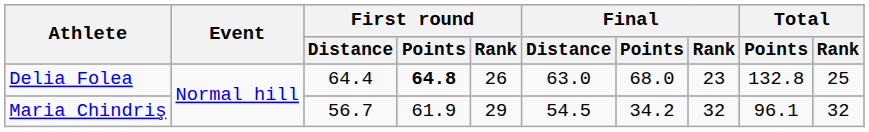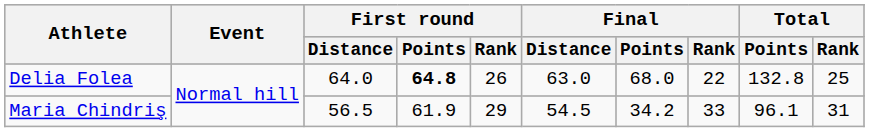(351, 80) 64.4 -> (351, 80) 64.0
(714, 80) 23 -> (714, 80) 22
(351, 111) 56.7 -> (351, 111) 56.5
(714, 111) 32 -> (714, 111) 33
(838, 111) 32 -> (838, 111) 31
